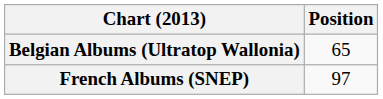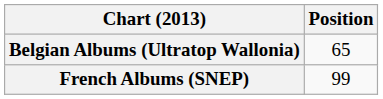(341, 79) 97 -> (341, 79) 99
